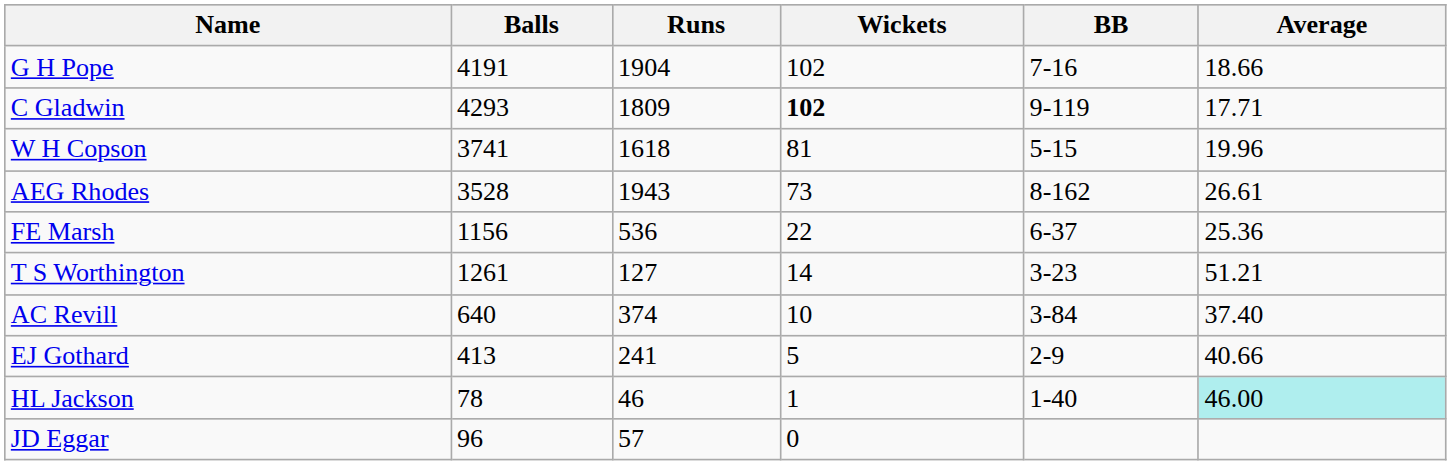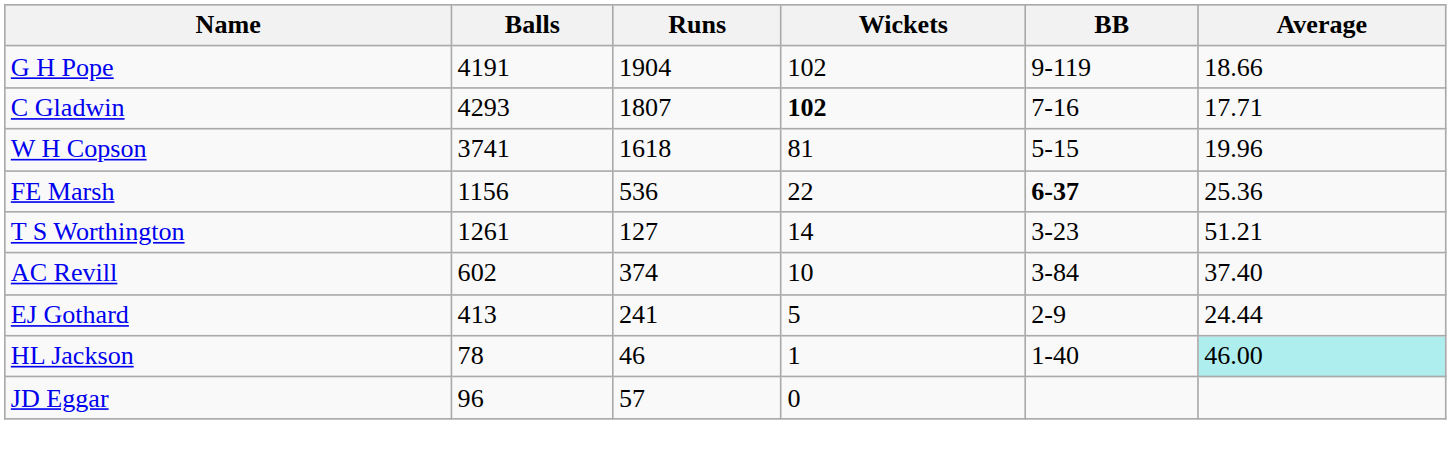(1054, 66) 7-16 -> (1061, 66) 9-119
(644, 107) 1809 -> (645, 107) 1807
(1060, 107) 9-119 -> (1055, 107) 7-16
- row: (80, 190)
(1054, 231) normal -> (1055, 190) bold
(476, 314) 640 -> (477, 273) 602
(1234, 356) 40.66 -> (1234, 314) 24.44
